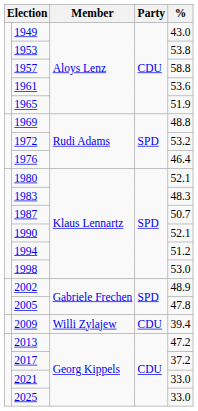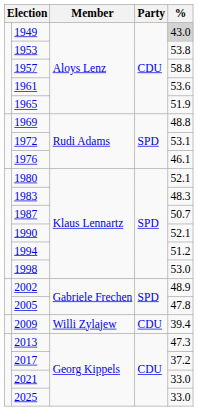(180, 31) no background -> (180, 31) lightgrey background
(180, 141) 53.2 -> (180, 141) 53.1
(180, 159) 46.4 -> (180, 159) 46.1
(180, 342) 47.2 -> (180, 342) 47.3
